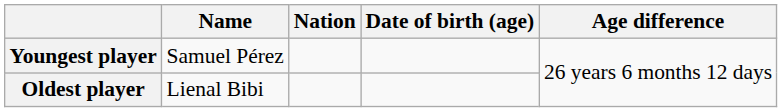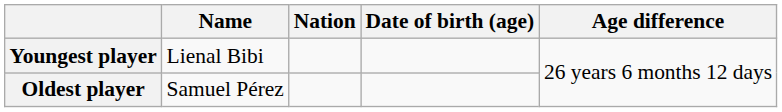(225, 55) Samuel Pérez -> (215, 55) Lienal Bibi
(215, 89) Lienal Bibi -> (225, 89) Samuel Pérez
